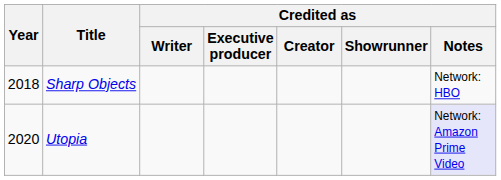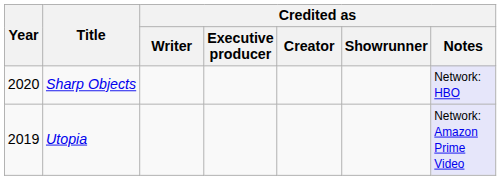(24, 84) 2018 -> (24, 84) 2020
(458, 85) no background -> (458, 85) lavender background
(24, 139) 2020 -> (24, 139) 2019
